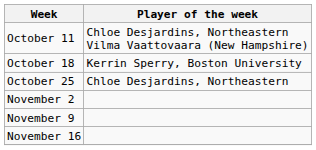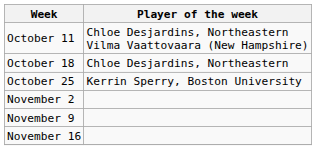(194, 63) Kerrin Sperry, Boston University -> (187, 63) Chloe Desjardins, Northeastern
(187, 81) Chloe Desjardins, Northeastern -> (194, 81) Kerrin Sperry, Boston University
